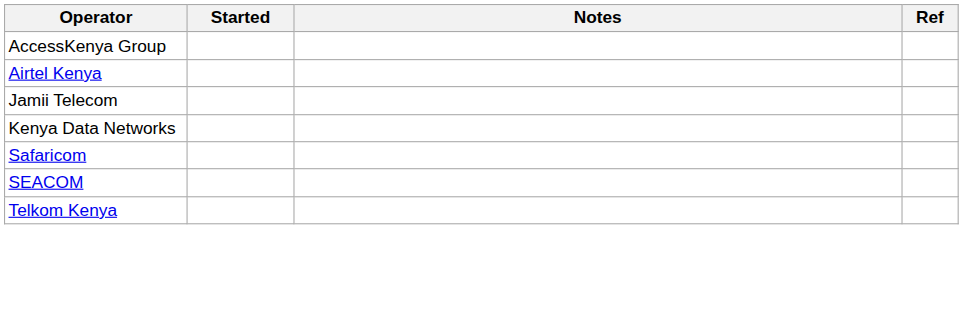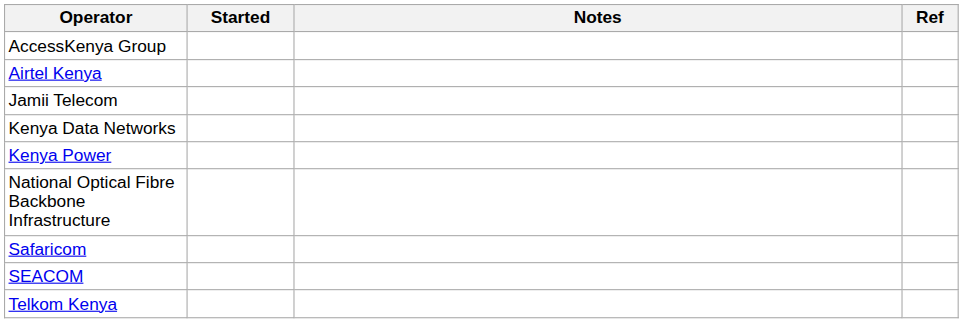+ row: (60, 155)
+ row: (92, 202)
